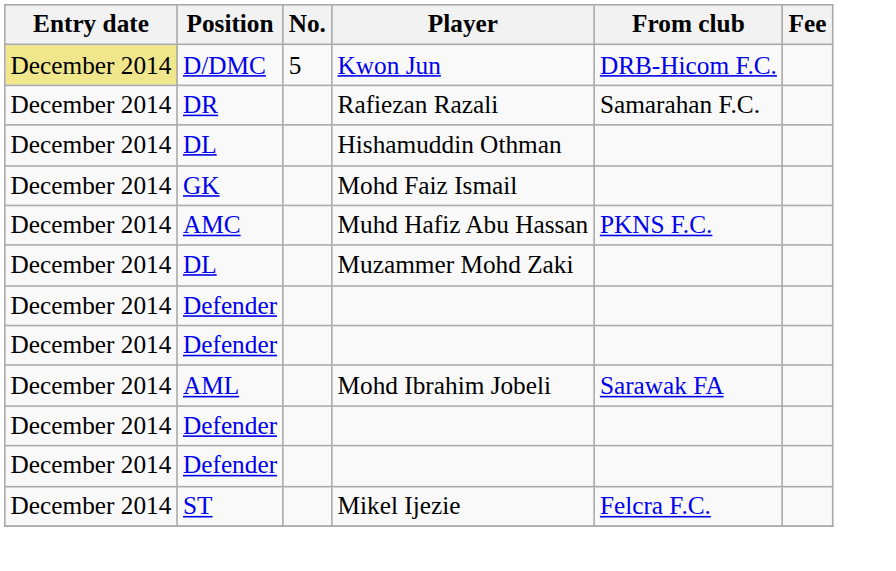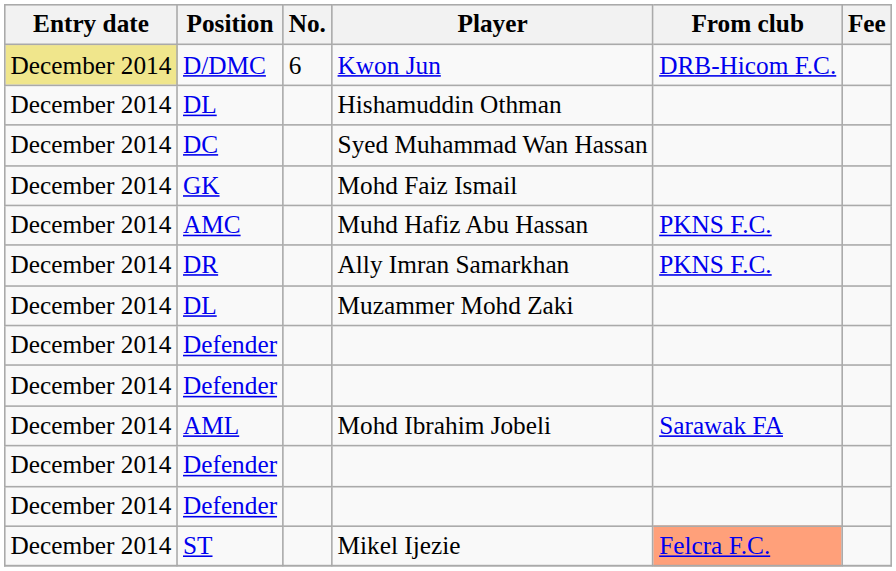(295, 64) 5 -> (295, 64) 6
- row: (201, 104)
+ row: (201, 144)
+ row: (201, 265)
(655, 505) no background -> (715, 545) lightsalmon background
